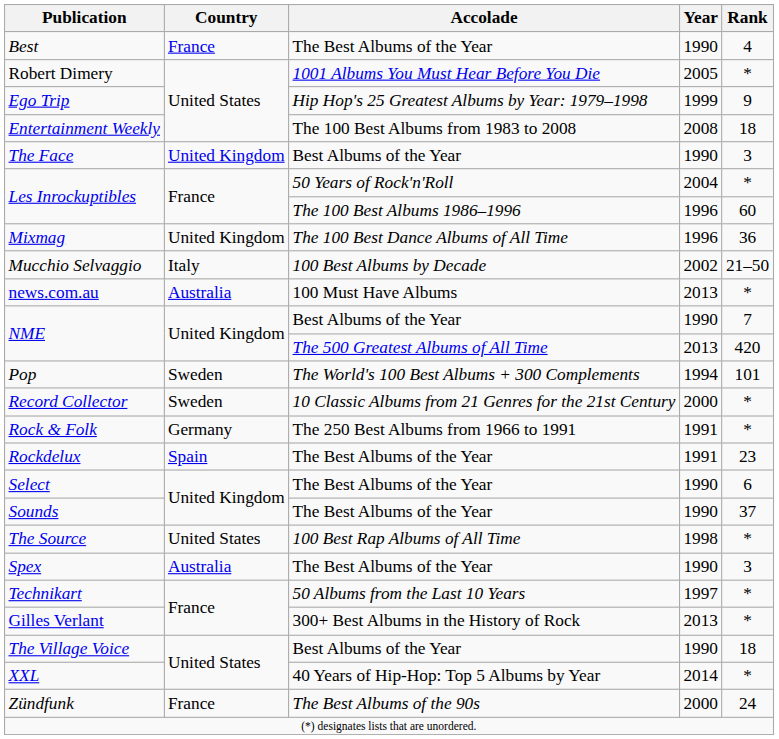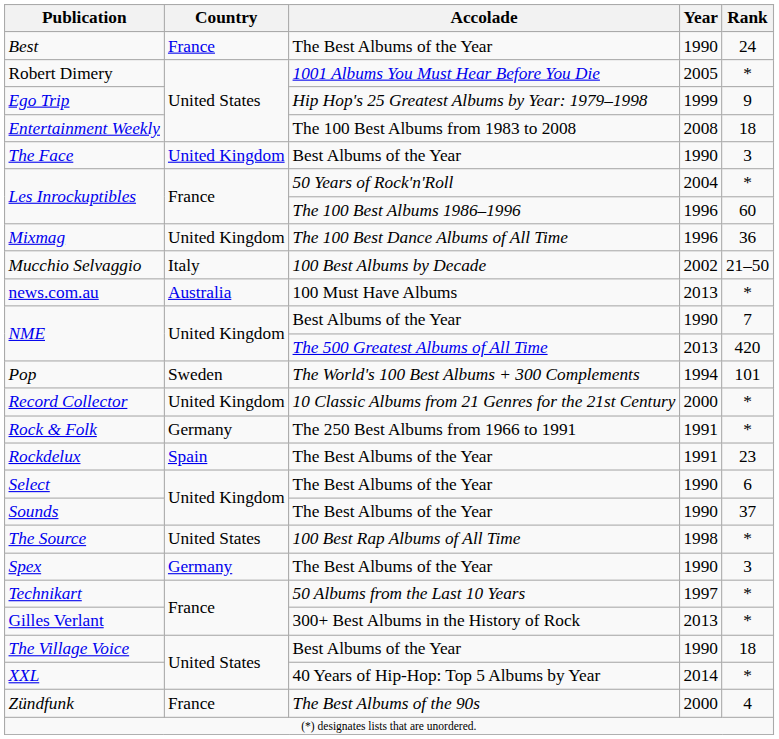(748, 45) 4 -> (748, 45) 24
(195, 401) Sweden -> (226, 401) United Kingdom
(200, 566) Australia -> (200, 566) Germany
(748, 703) 24 -> (748, 703) 4
